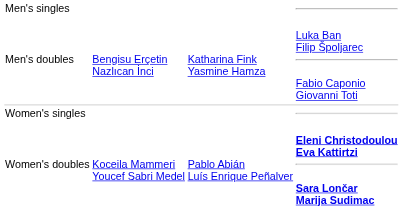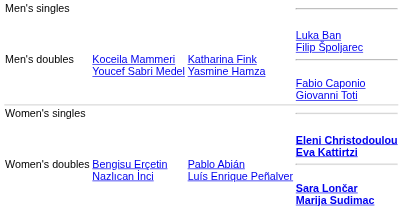(130, 66) Bengisu Erçetin Nazlıcan İnci -> (139, 66) Koceila Mammeri Youcef Sabri Medel
(139, 170) Koceila Mammeri Youcef Sabri Medel -> (130, 170) Bengisu Erçetin Nazlıcan İnci
